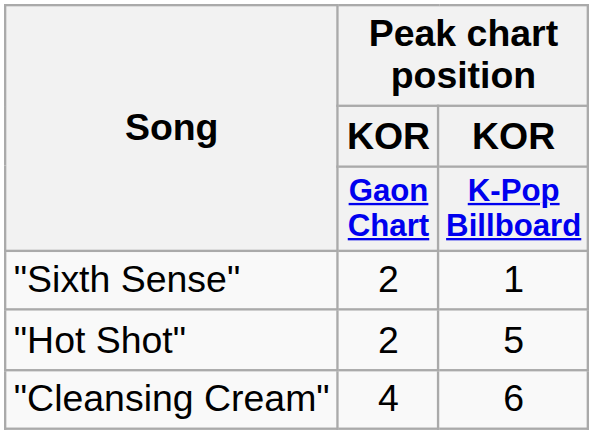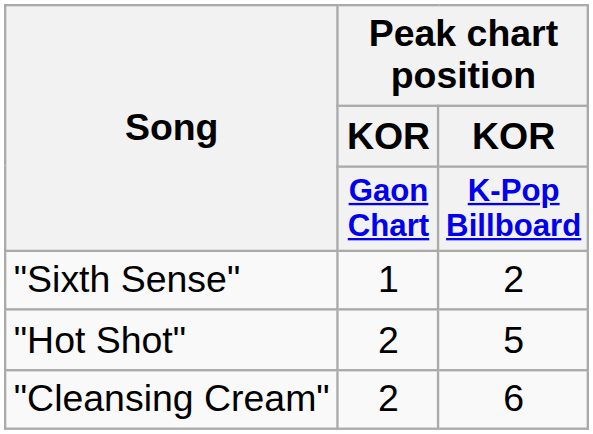(388, 280) 2 -> (388, 280) 1
(514, 280) 1 -> (514, 280) 2
(388, 398) 4 -> (388, 398) 2
